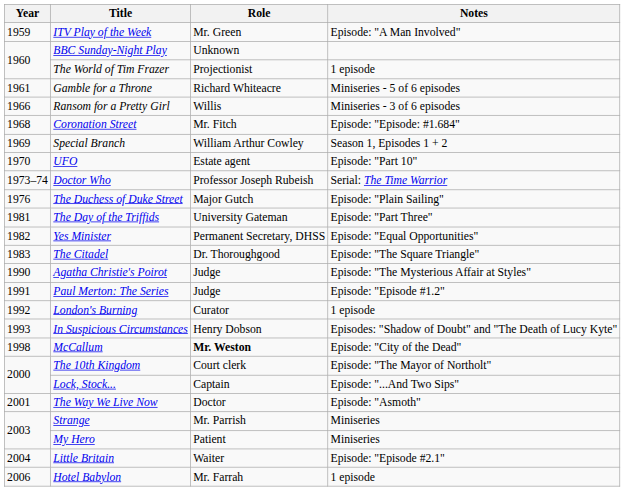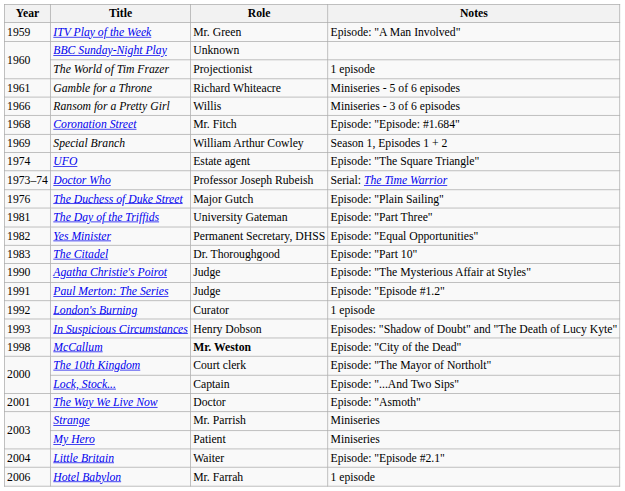(19, 161) 1970 -> (19, 161) 1974
(374, 161) Episode: "Part 10" -> (405, 161) Episode: "The Square Triangle"
(405, 254) Episode: "The Square Triangle" -> (374, 254) Episode: "Part 10"
